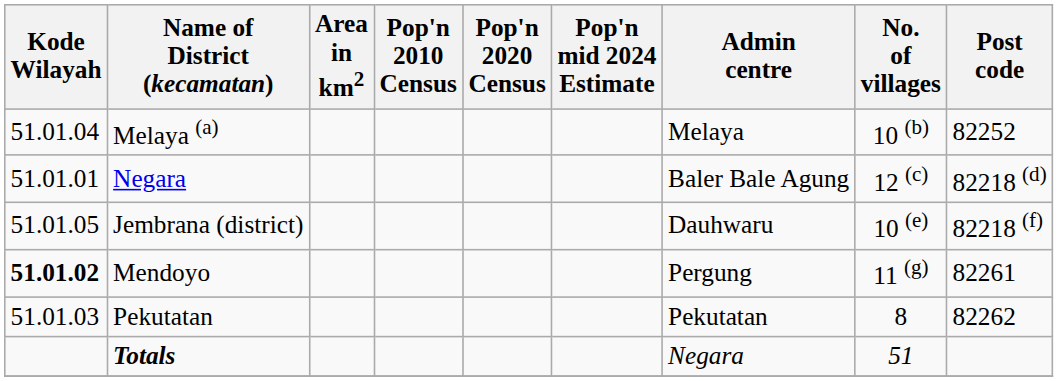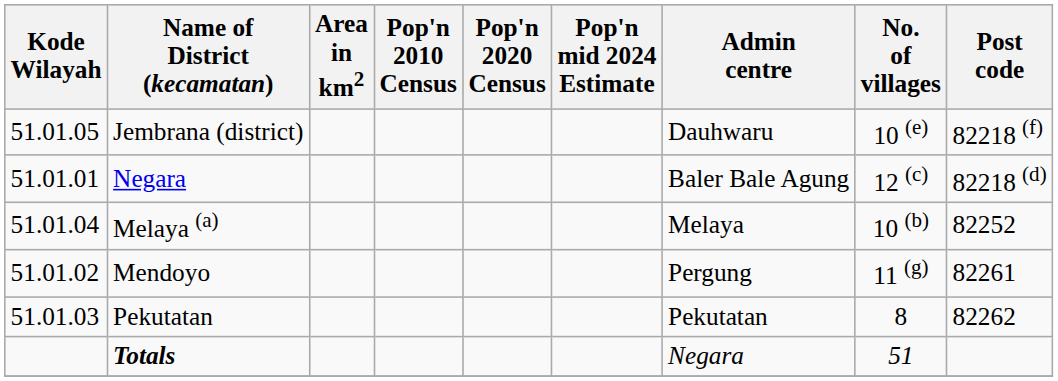rows swapped: (166, 131) <-> (208, 225)
(55, 272) bold -> (55, 272) normal
